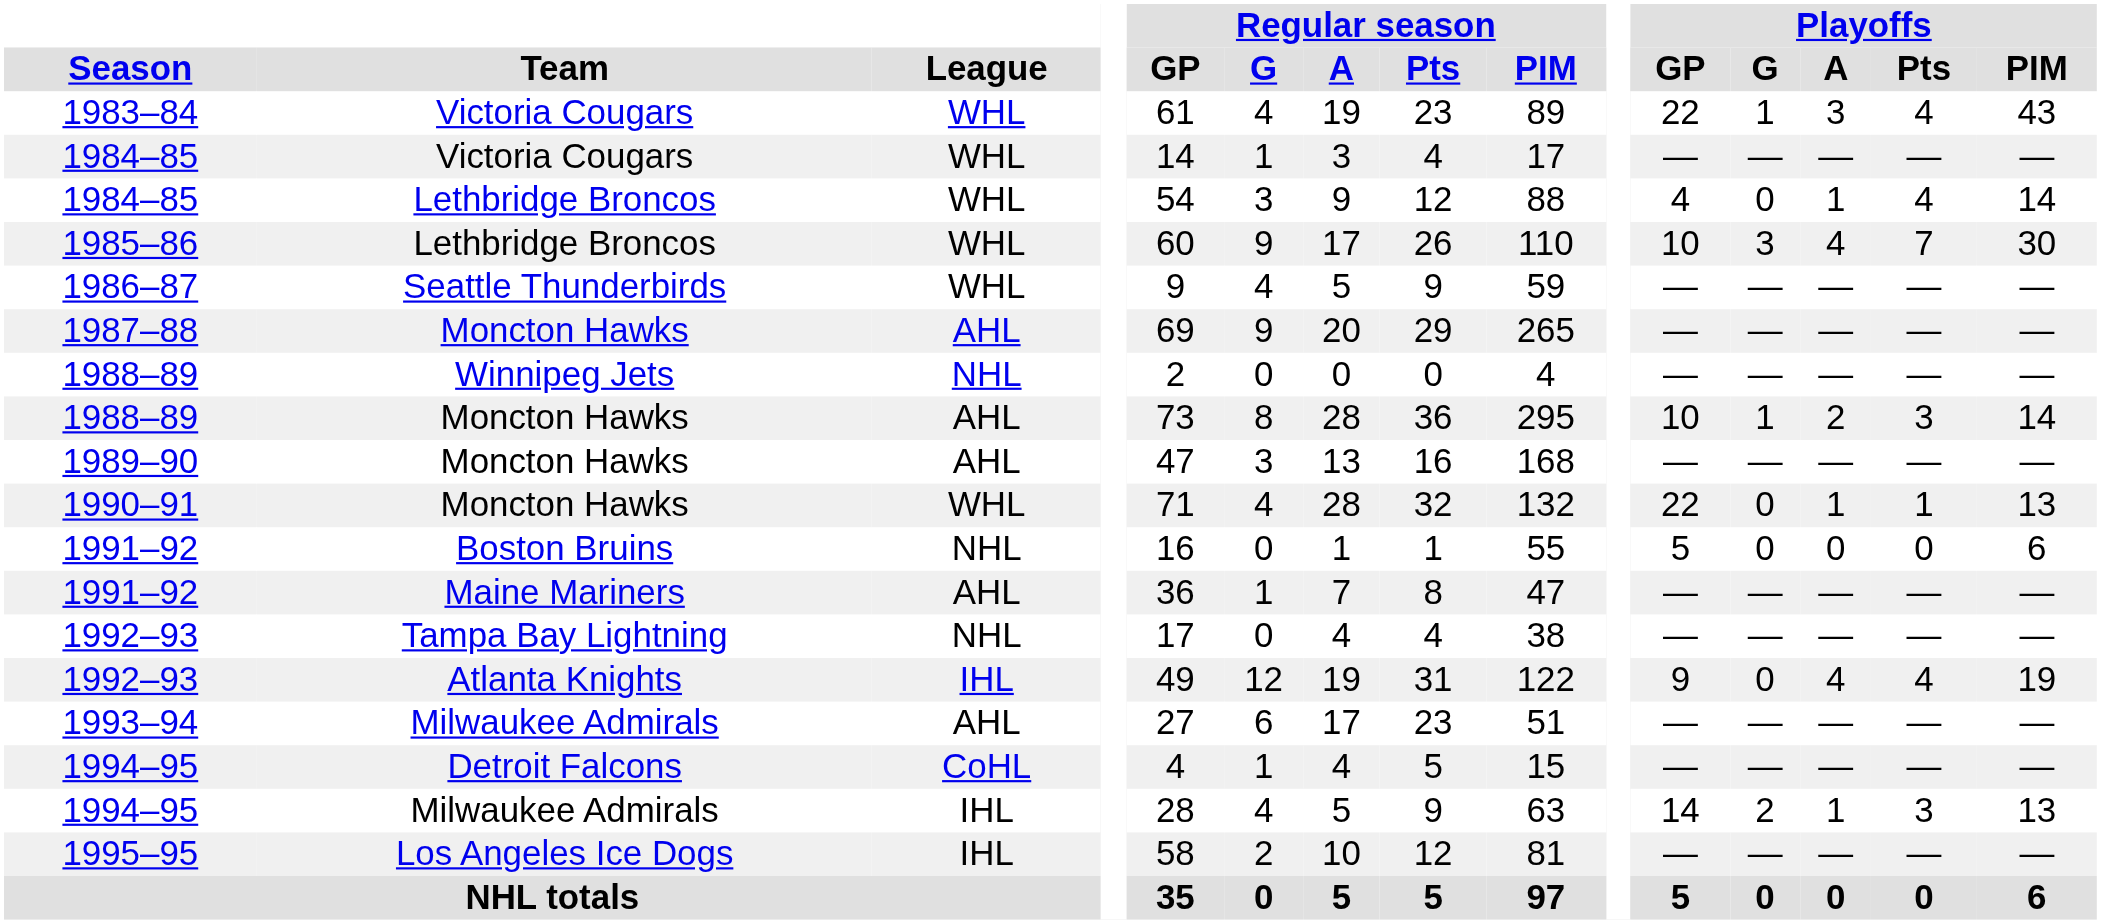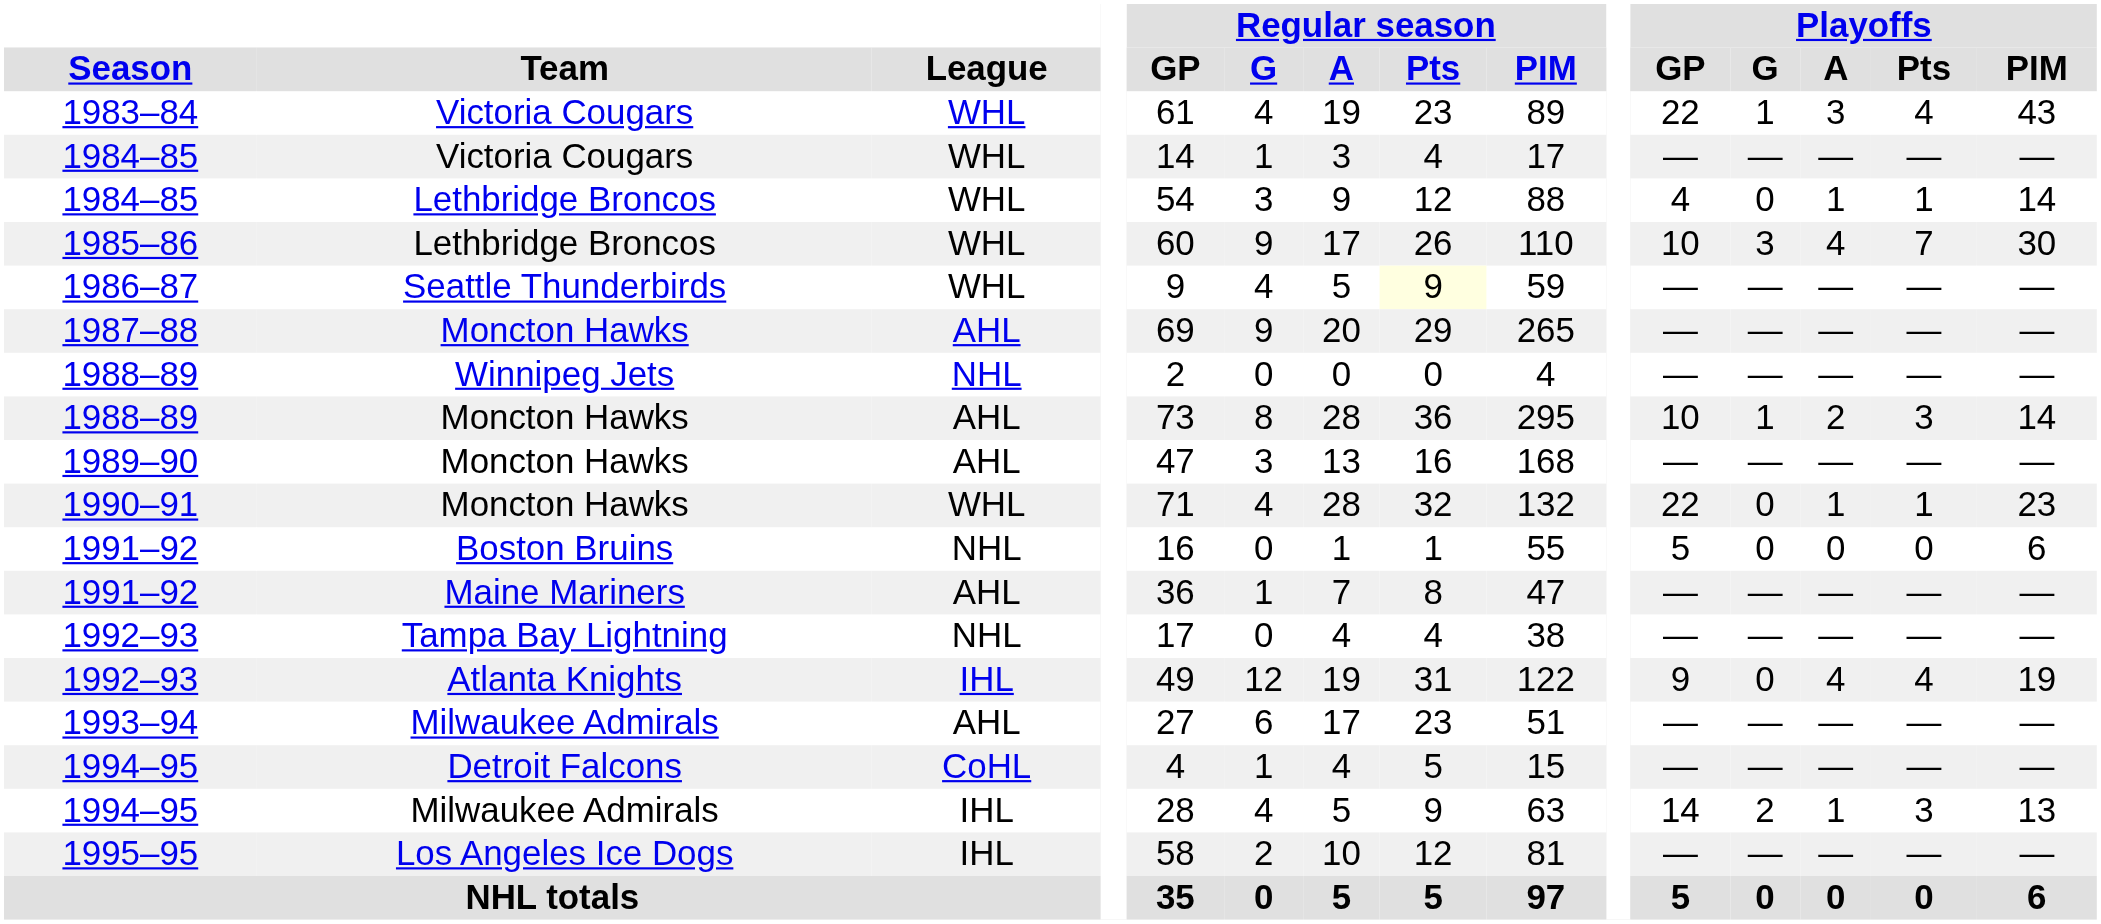(1924, 199) 4 -> (1924, 199) 1
(1433, 286) no background -> (1433, 286) lightyellow background
(2037, 504) 13 -> (2037, 504) 23
